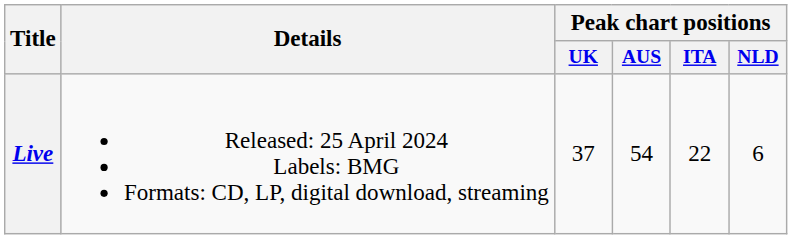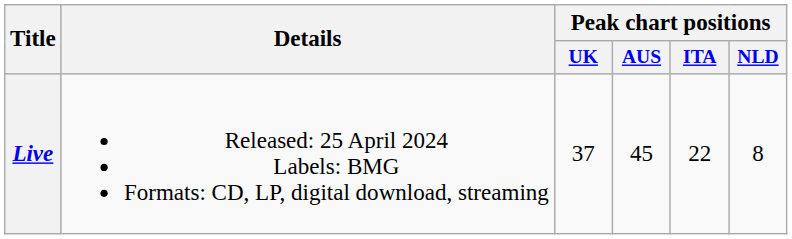(641, 153) 54 -> (641, 153) 45
(758, 153) 6 -> (758, 153) 8
